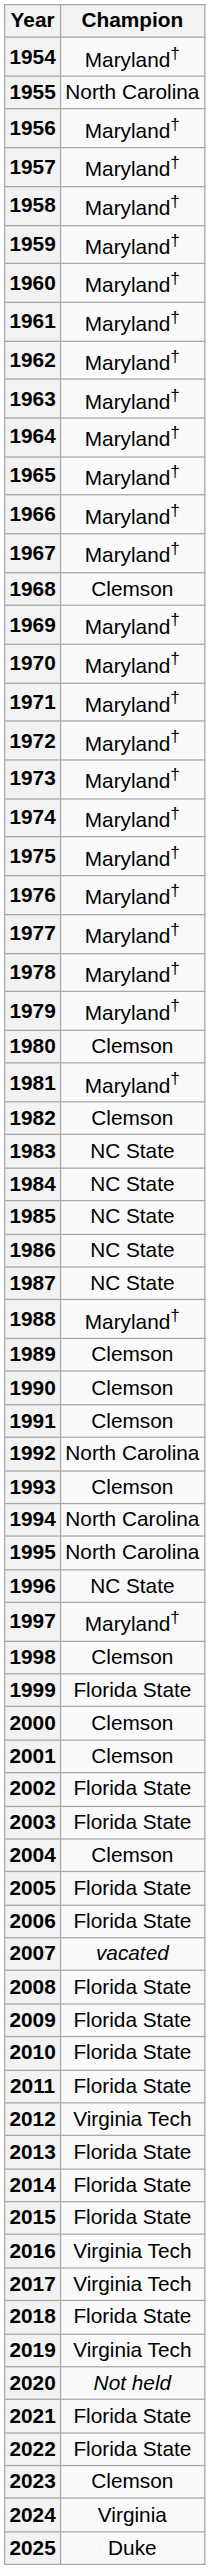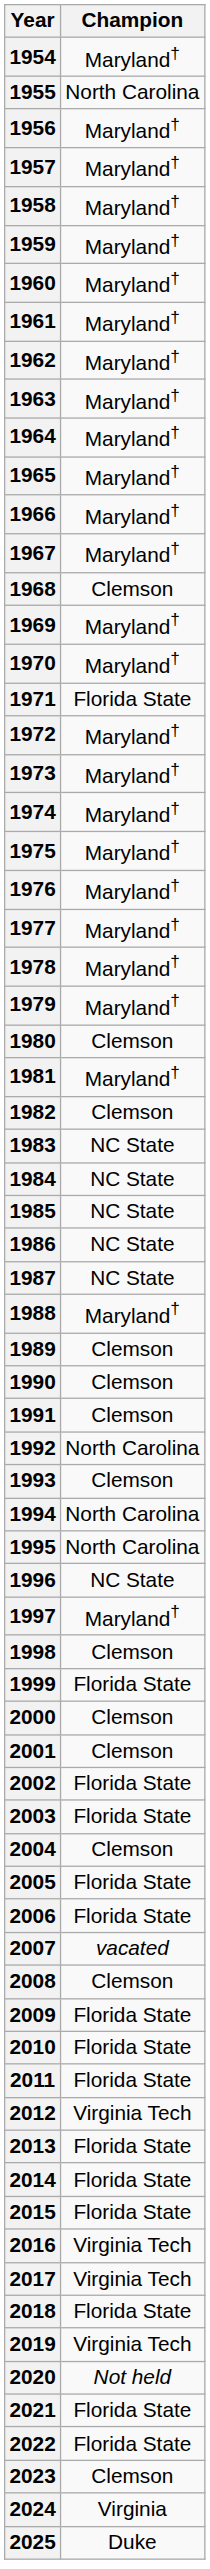(132, 701) Maryland† -> (132, 699) Florida State
(132, 1987) Florida State -> (132, 1981) Clemson
